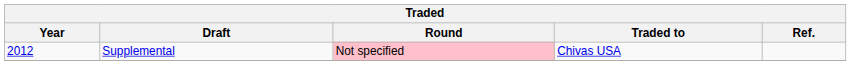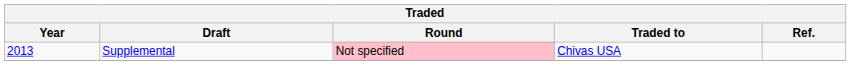(20, 51) 2012 -> (20, 51) 2013
